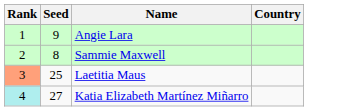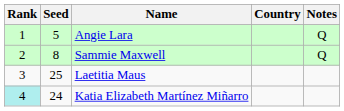+ column: (322, 14)
(56, 34) 9 -> (56, 34) 5
(22, 75) lightsalmon background -> (22, 75) no background
(56, 95) 27 -> (56, 95) 24
